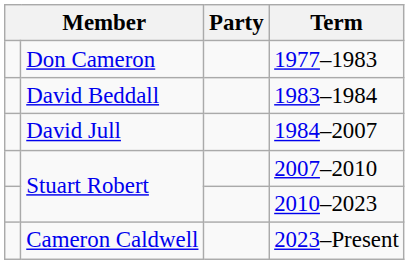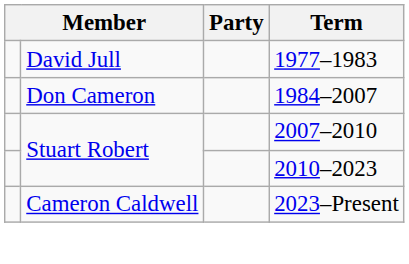(91, 58) Don Cameron -> (74, 58) David Jull
- row: (326, 95)
(74, 131) David Jull -> (91, 95) Don Cameron
